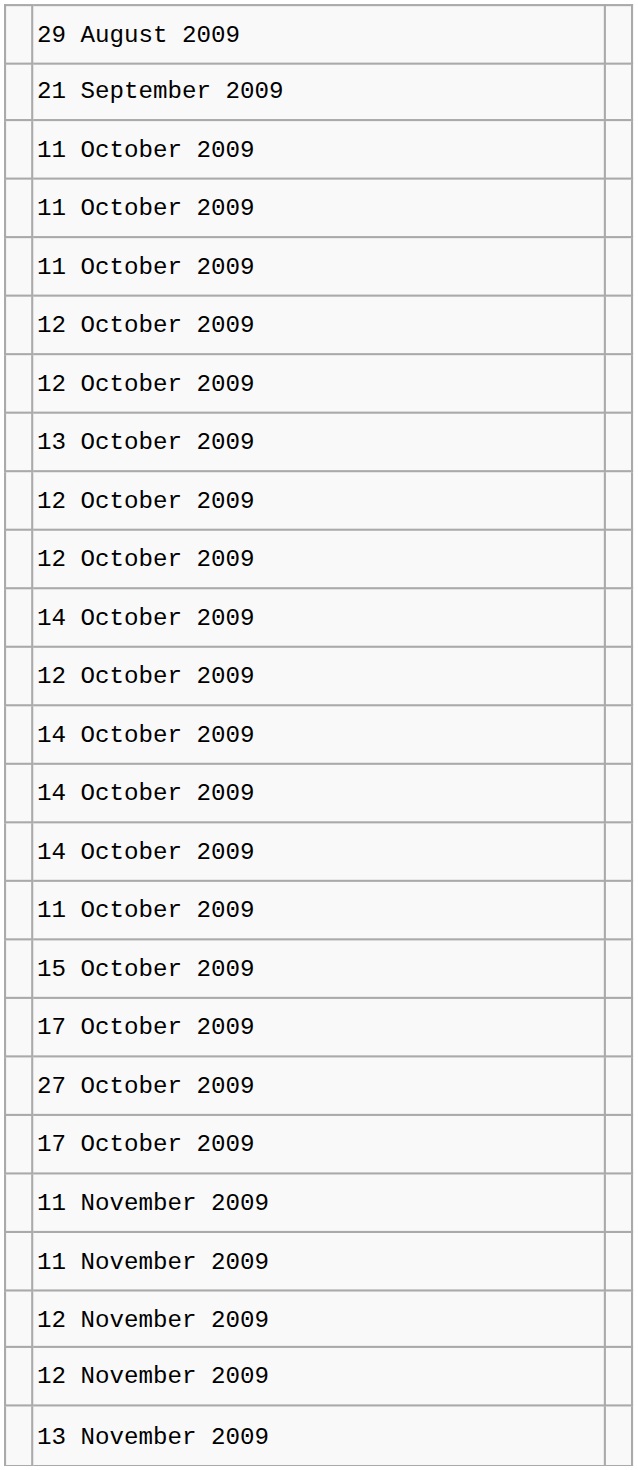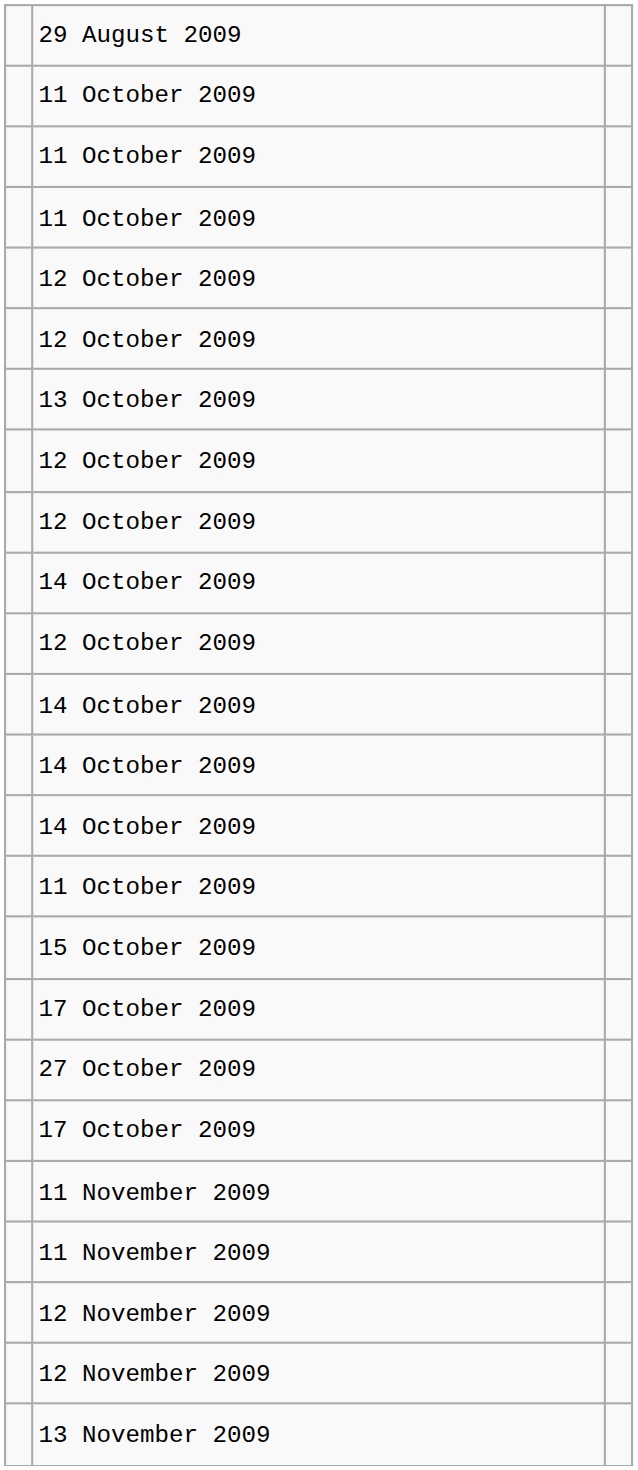- row: (18, 92)
